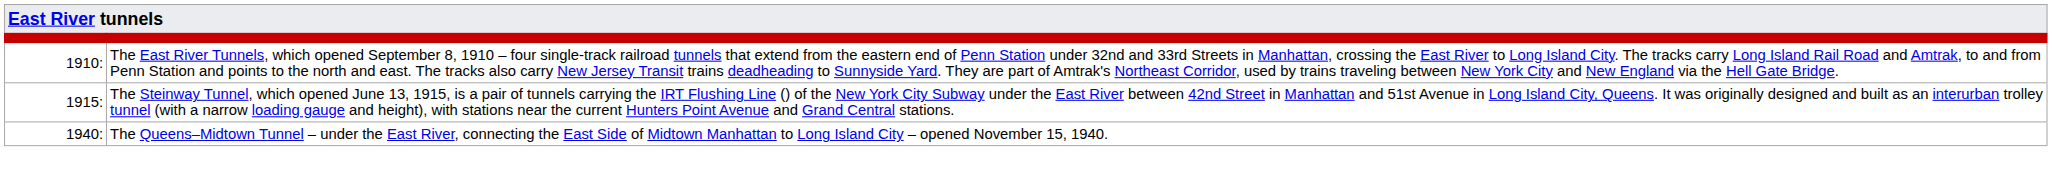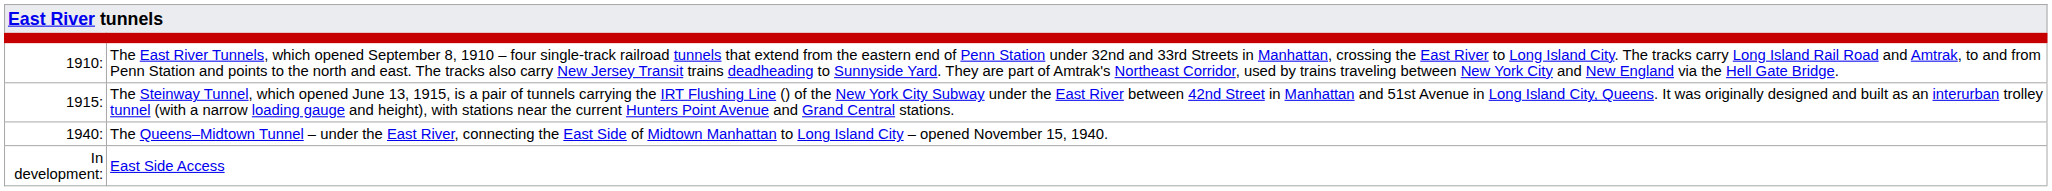+ row: (167, 166)
